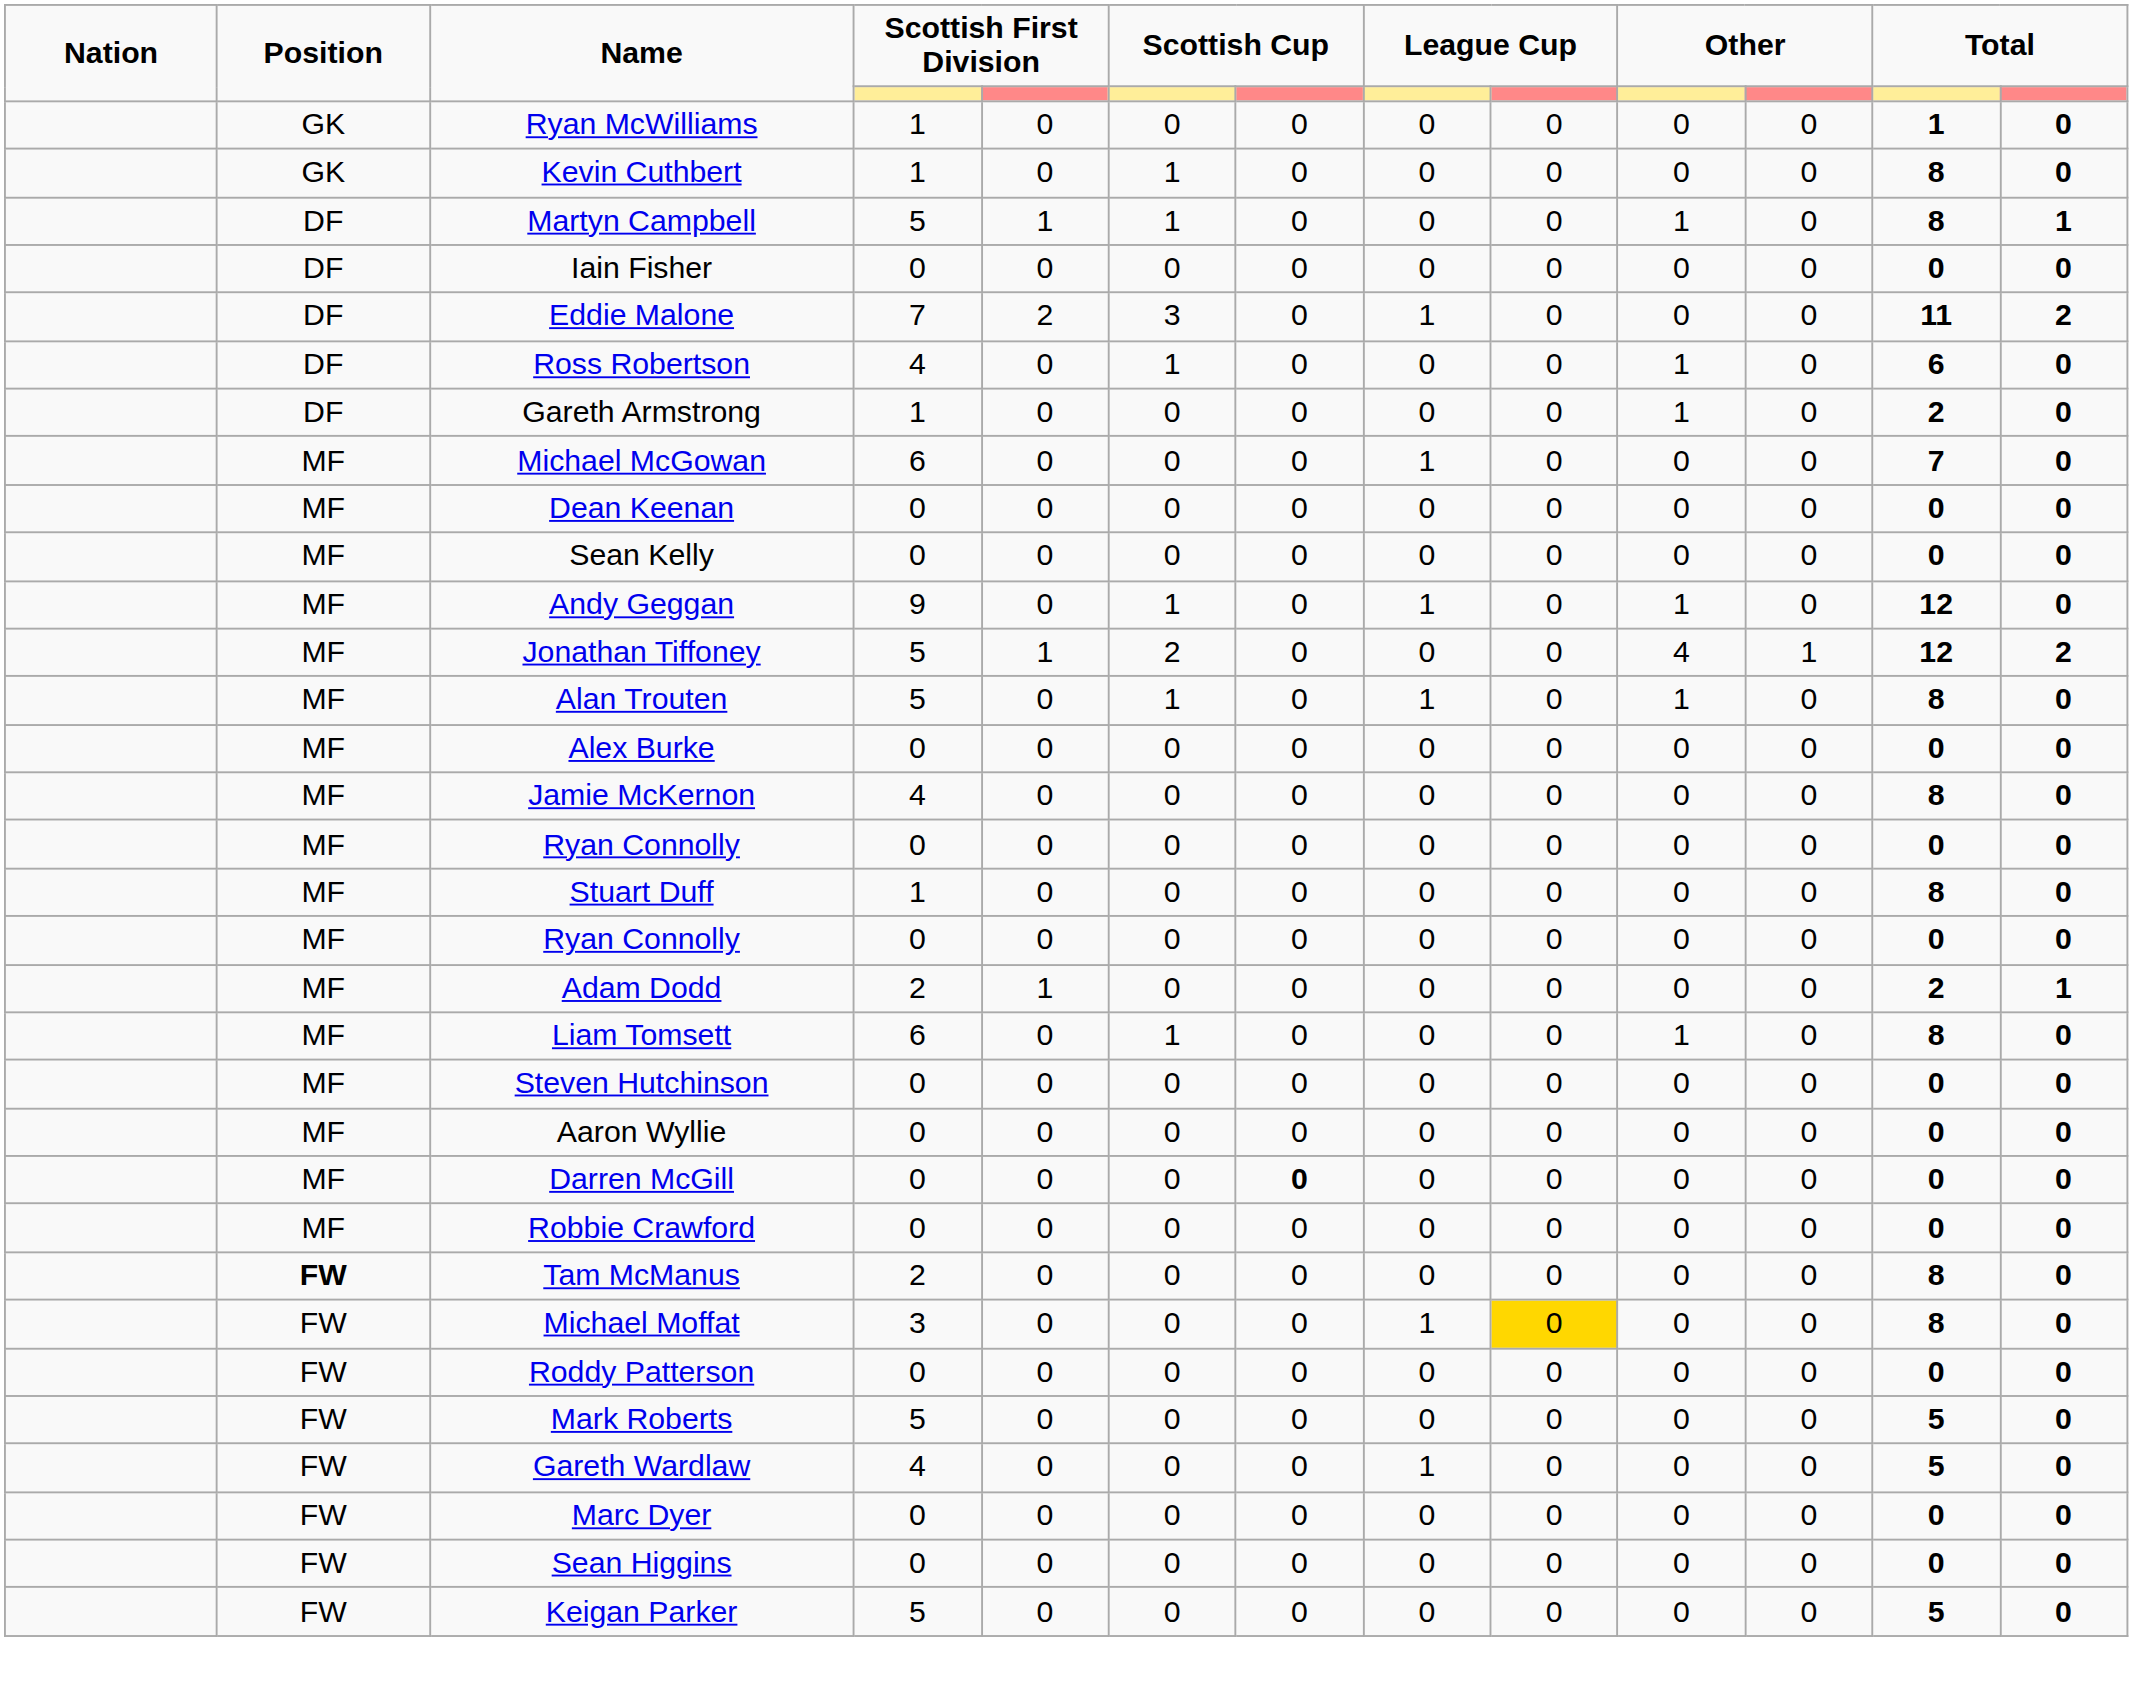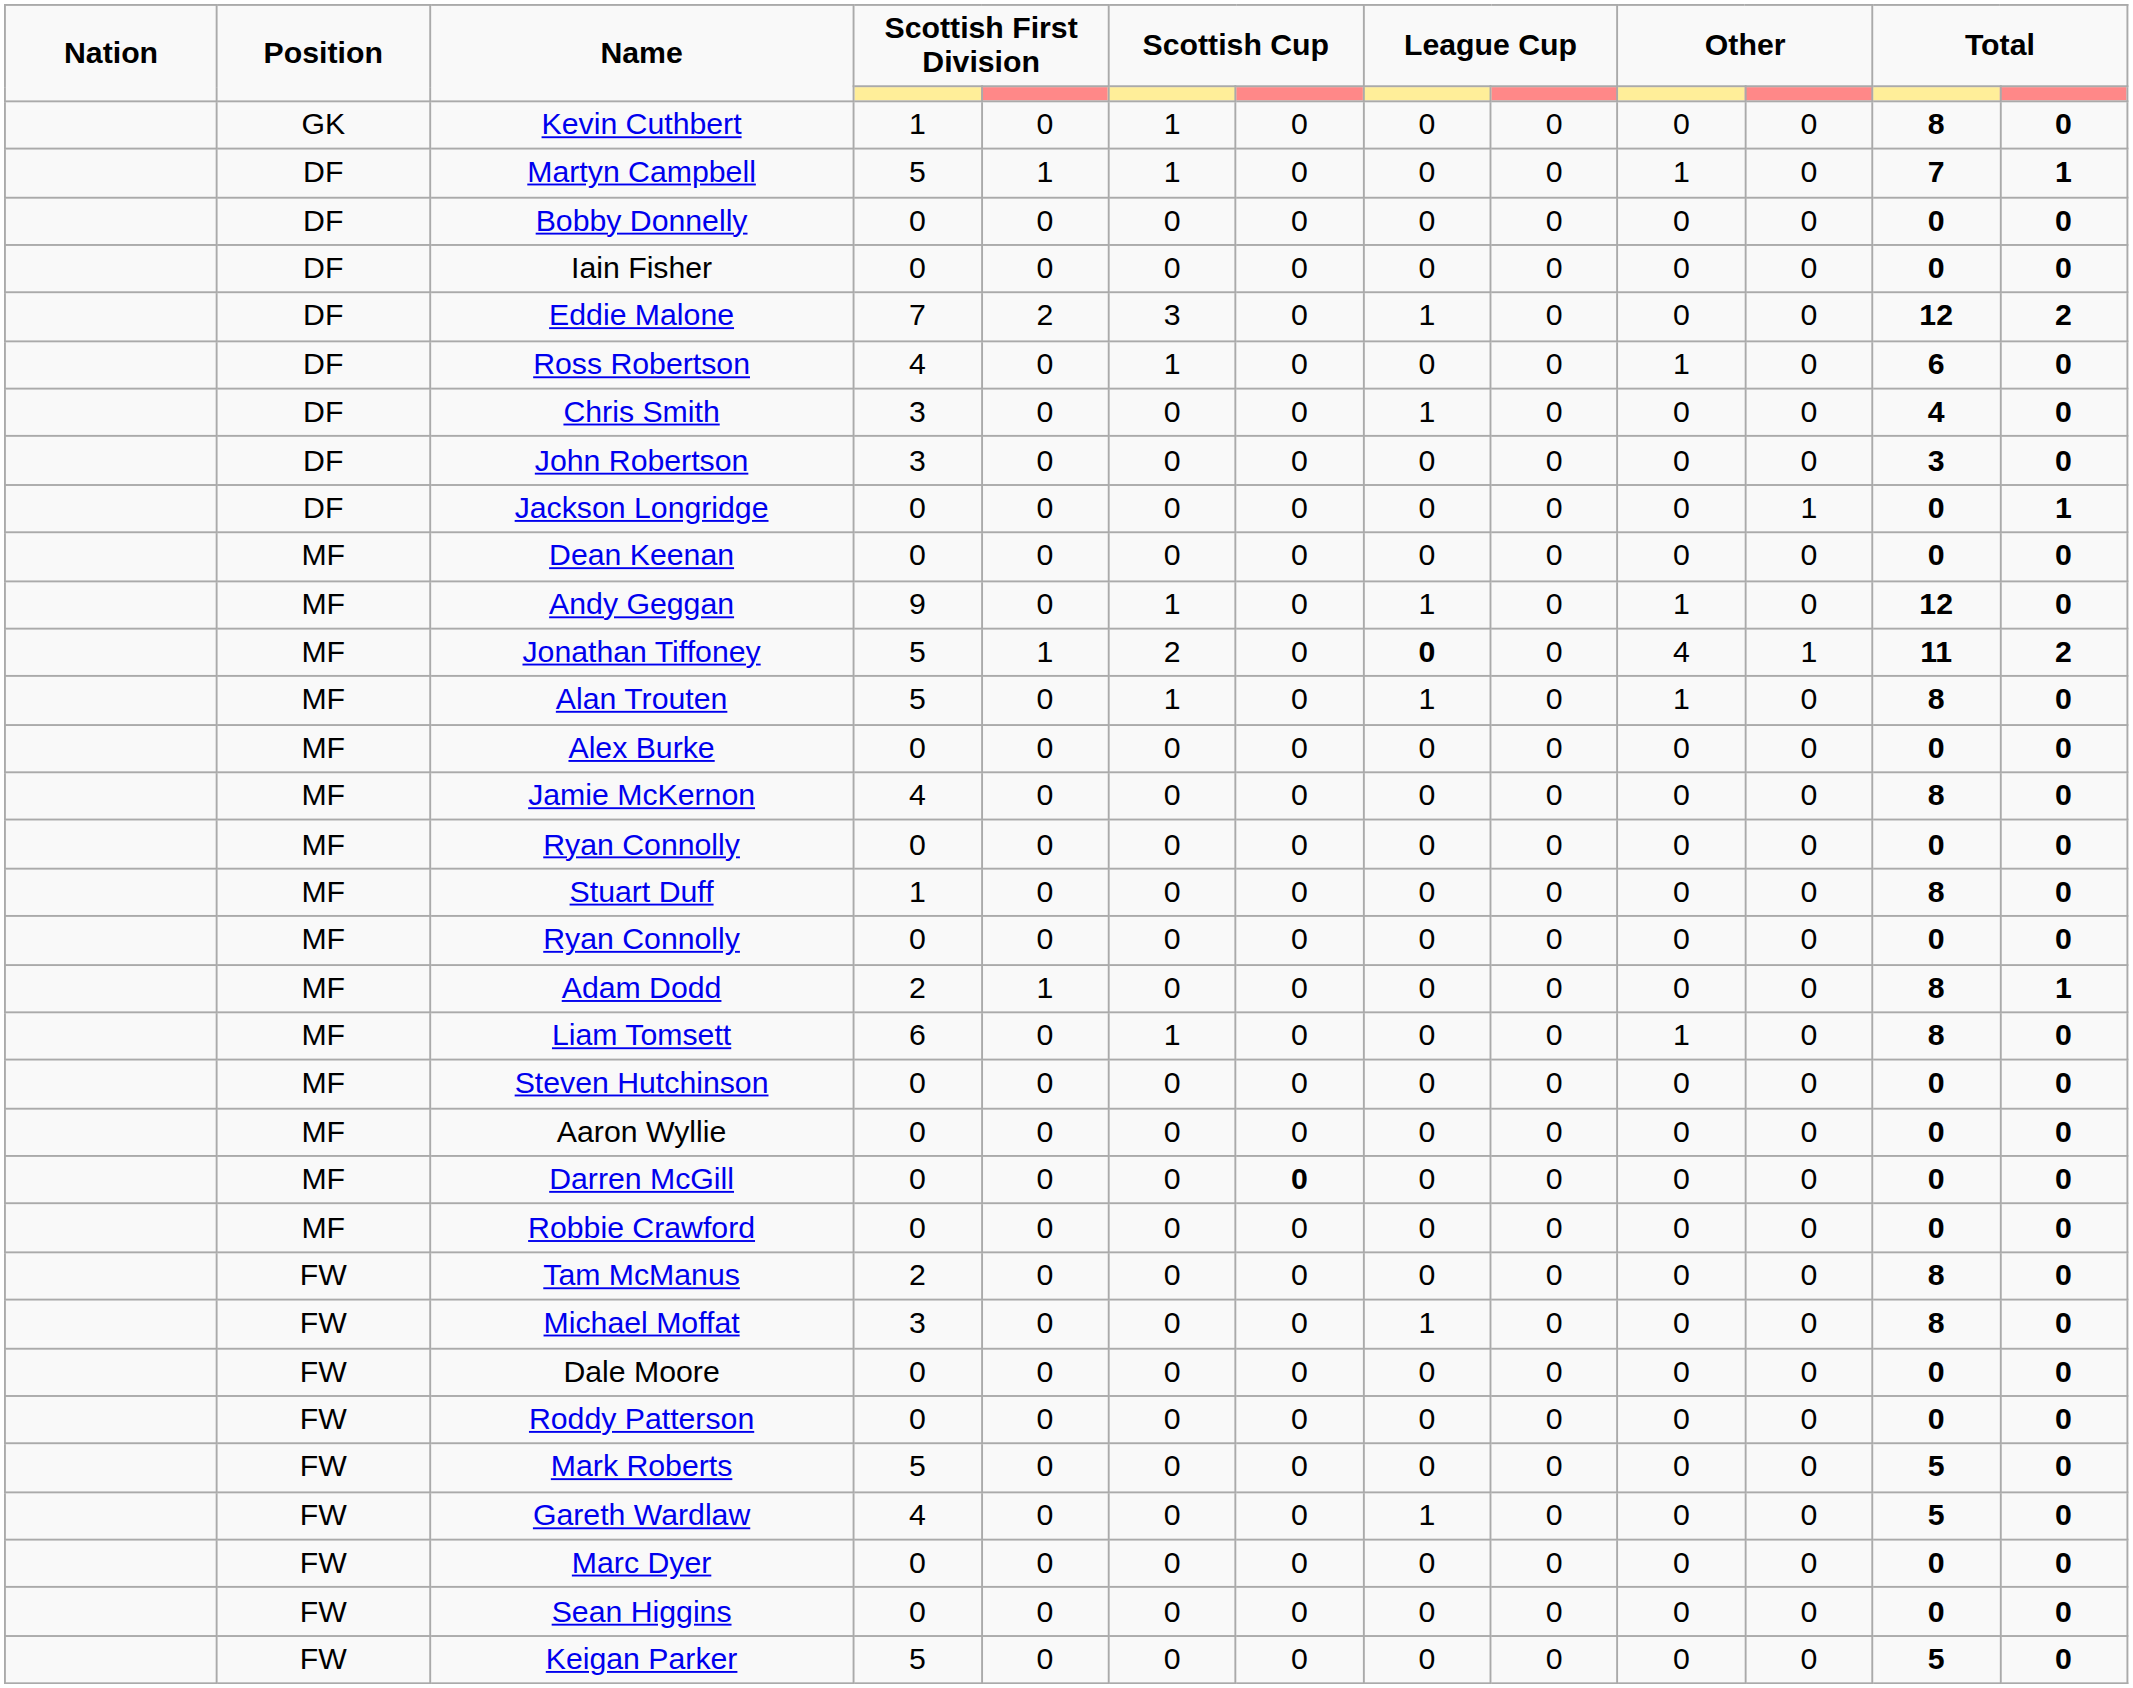- row: (642, 124)
(1936, 220) 8 -> (1936, 172) 7
+ row: (642, 220)
(1936, 316) 11 -> (1936, 316) 12
+ row: (642, 412)
+ row: (642, 460)
- row: (642, 412)
+ row: (642, 508)
- row: (642, 460)
- row: (642, 556)
(1427, 651) normal -> (1427, 651) bold
(1936, 651) 12 -> (1936, 651) 11
(1936, 987) 2 -> (1936, 987) 8
(323, 1275) bold -> (323, 1275) normal
(1554, 1323) gold background -> (1554, 1323) no background
+ row: (642, 1371)
